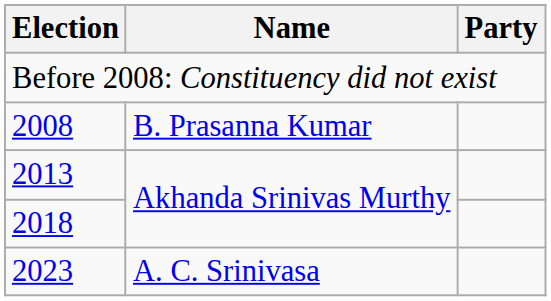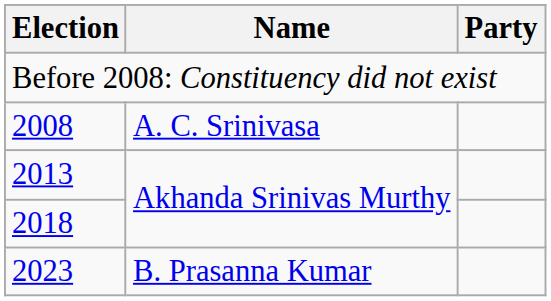(252, 125) B. Prasanna Kumar -> (226, 125) A. C. Srinivasa
(226, 271) A. C. Srinivasa -> (252, 271) B. Prasanna Kumar
